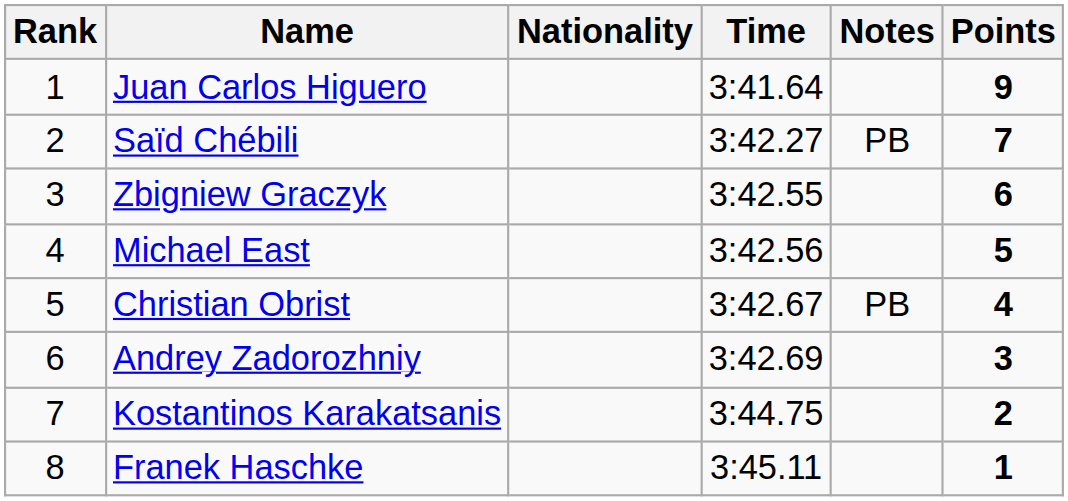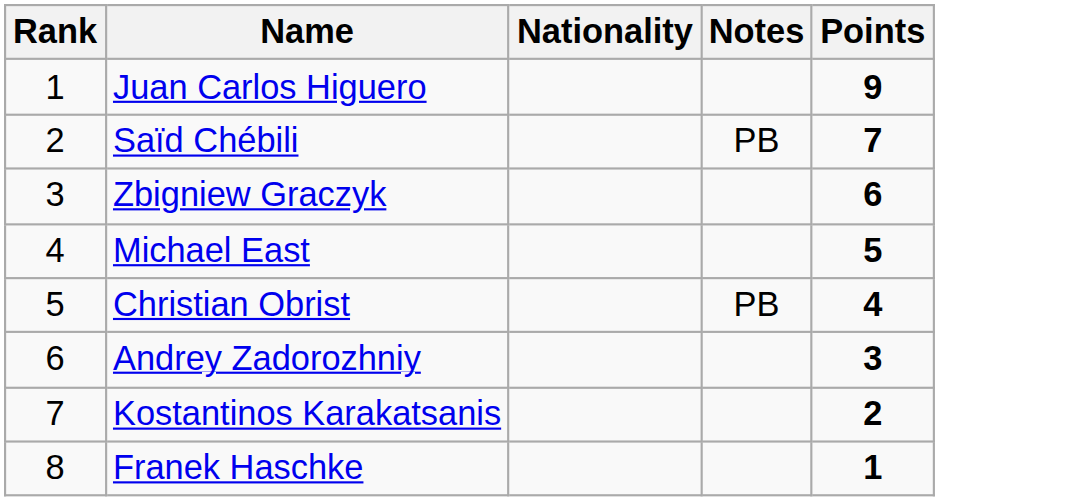- column: (766, 31)
